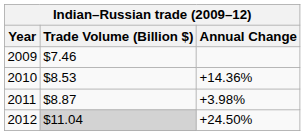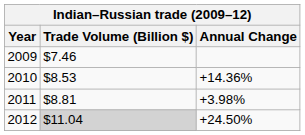(60, 99) $8.87 -> (60, 99) $8.81
